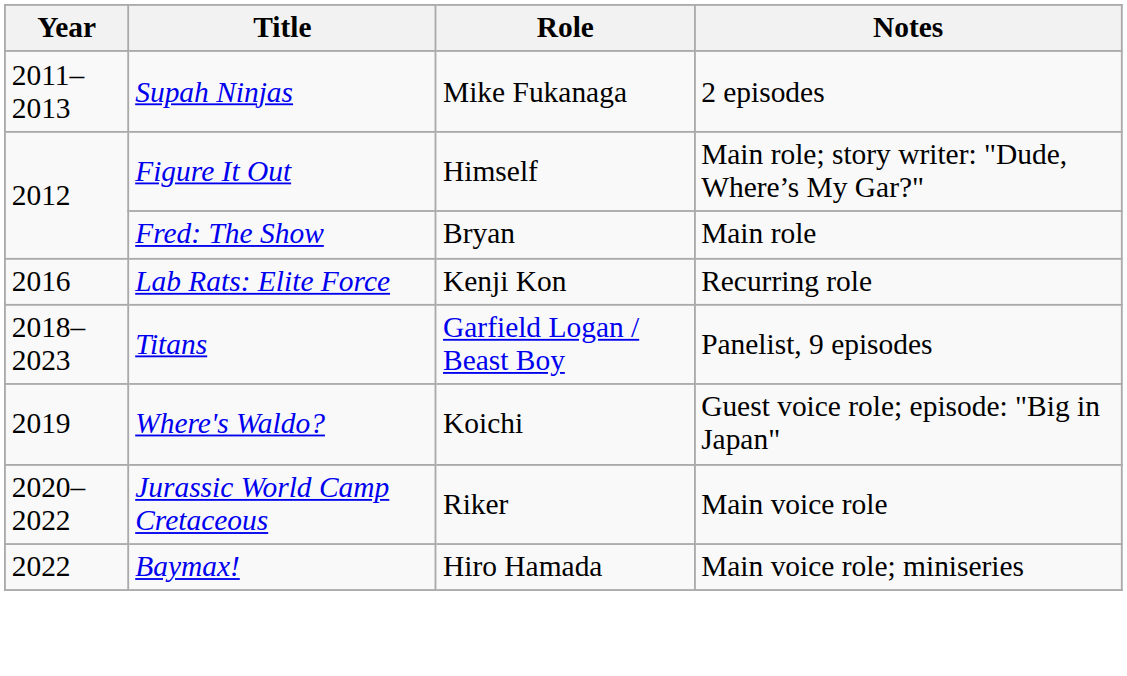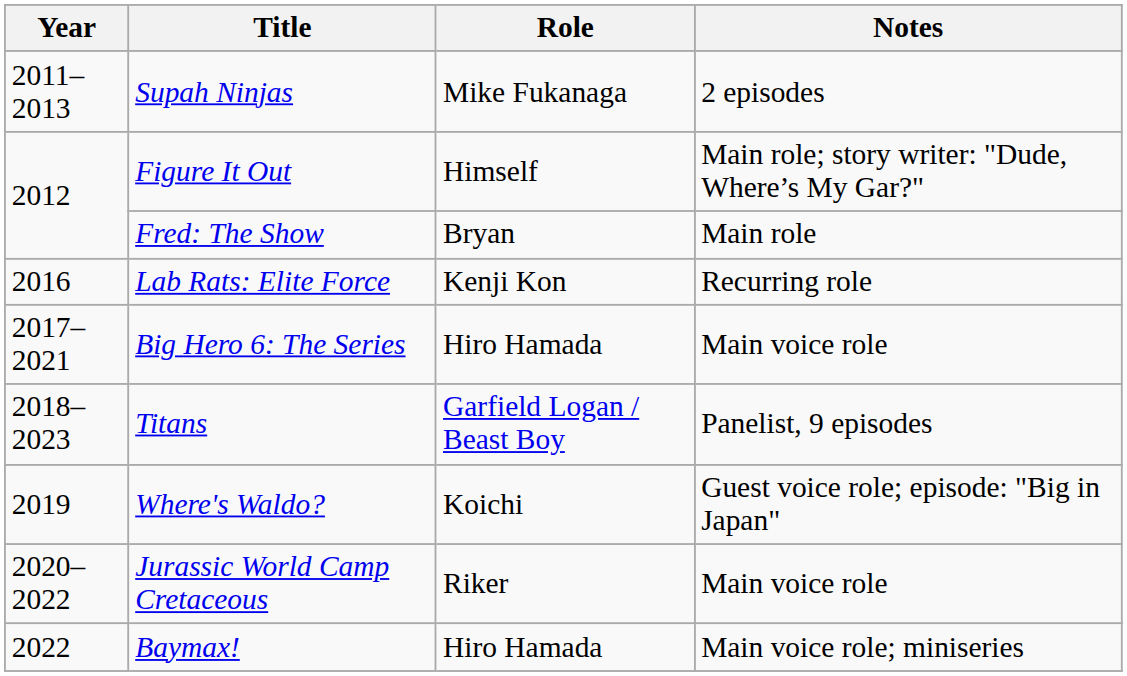+ row: (270, 344)
